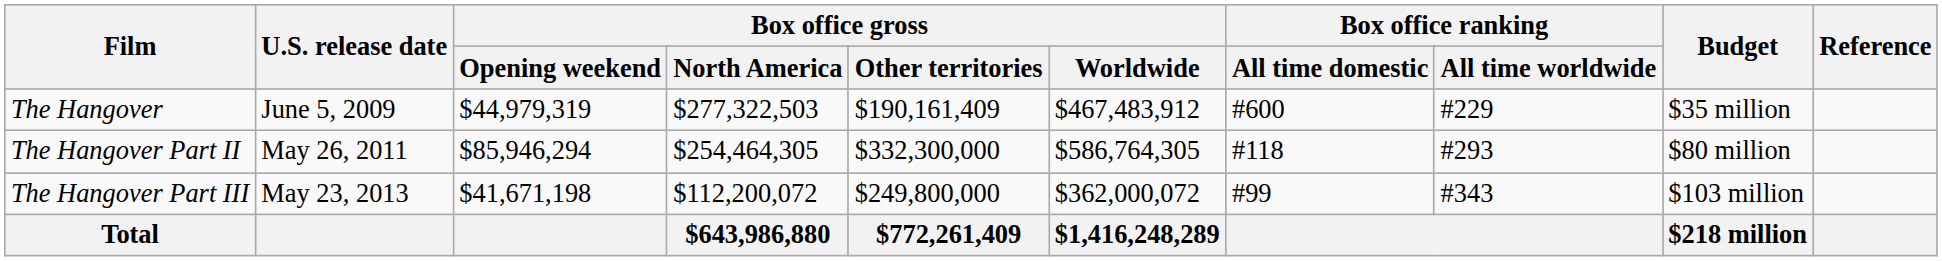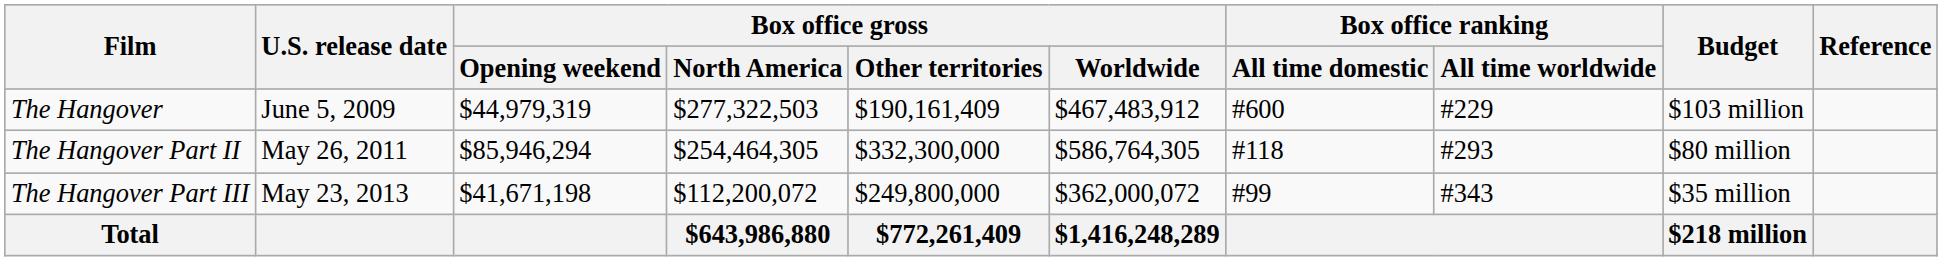(1730, 109) $35 million -> (1736, 109) $103 million
(1736, 192) $103 million -> (1730, 192) $35 million
